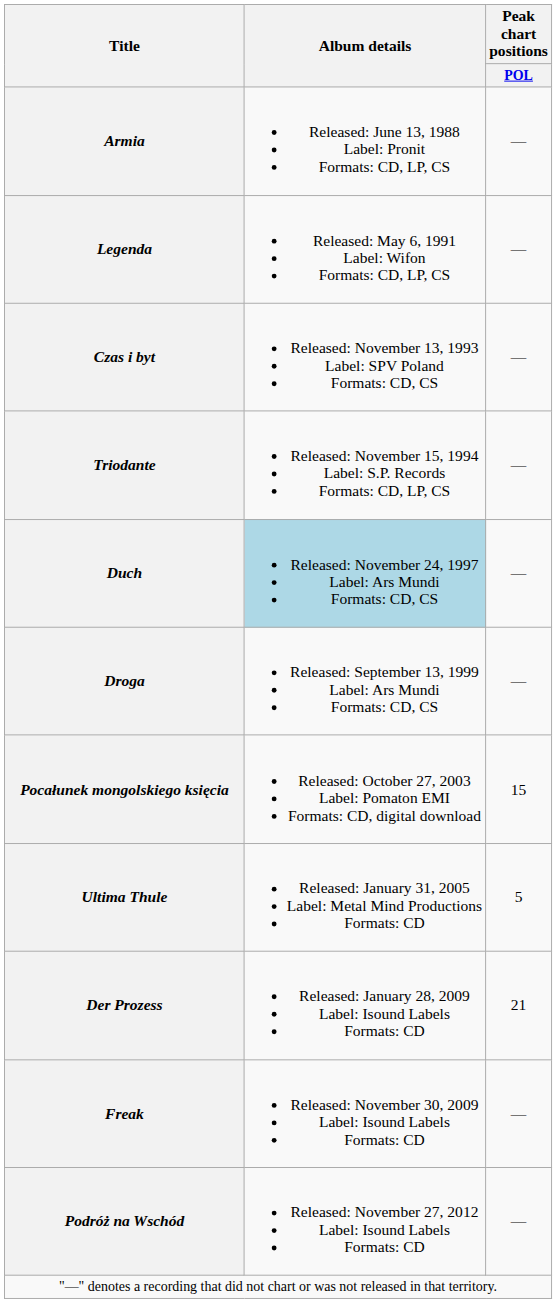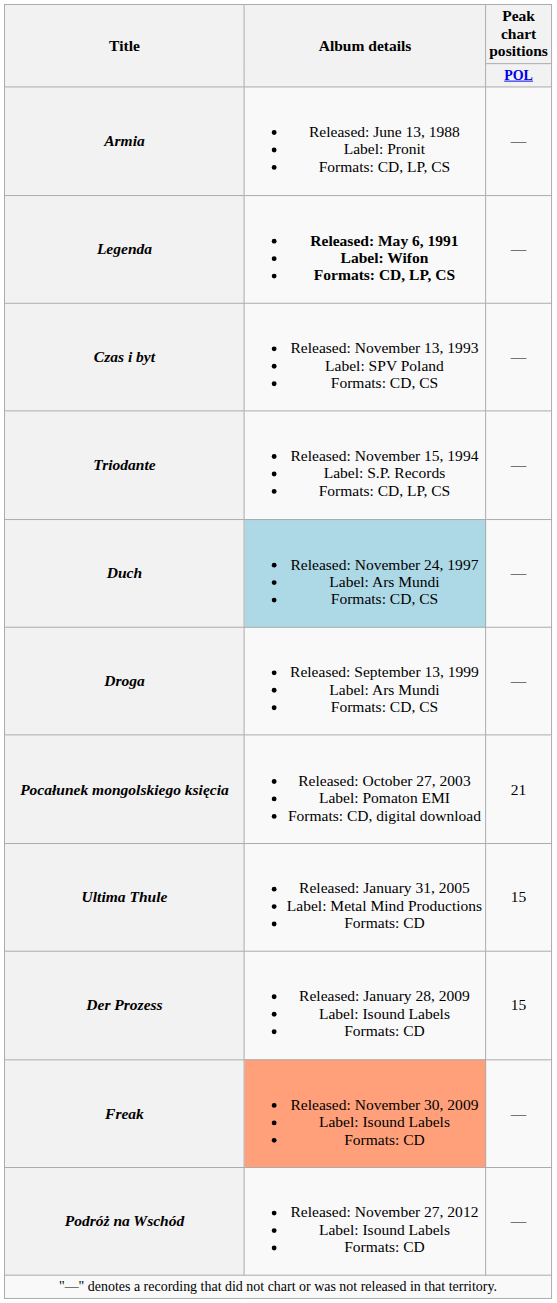(365, 258) normal -> (365, 258) bold
(519, 789) 15 -> (519, 789) 21
(519, 897) 5 -> (519, 897) 15
(519, 1005) 21 -> (519, 1005) 15
(365, 1122) no background -> (365, 1122) lightsalmon background
